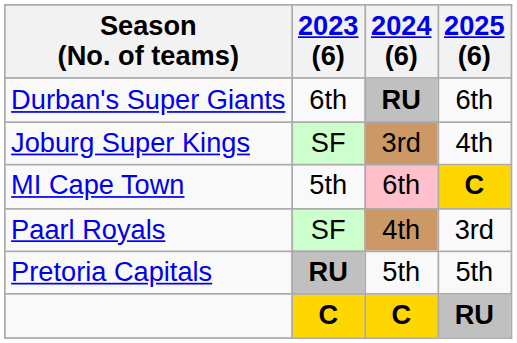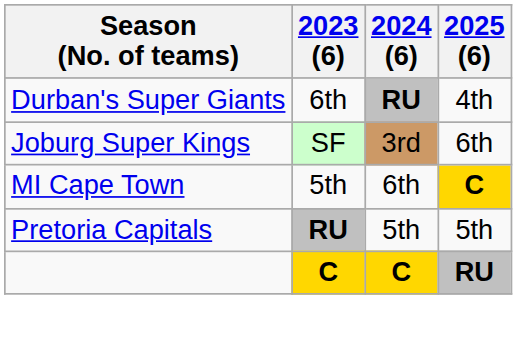(474, 99) 6th -> (474, 99) 4th
(474, 142) 4th -> (474, 142) 6th
(401, 186) pink background -> (401, 186) no background
- row: (88, 229)
